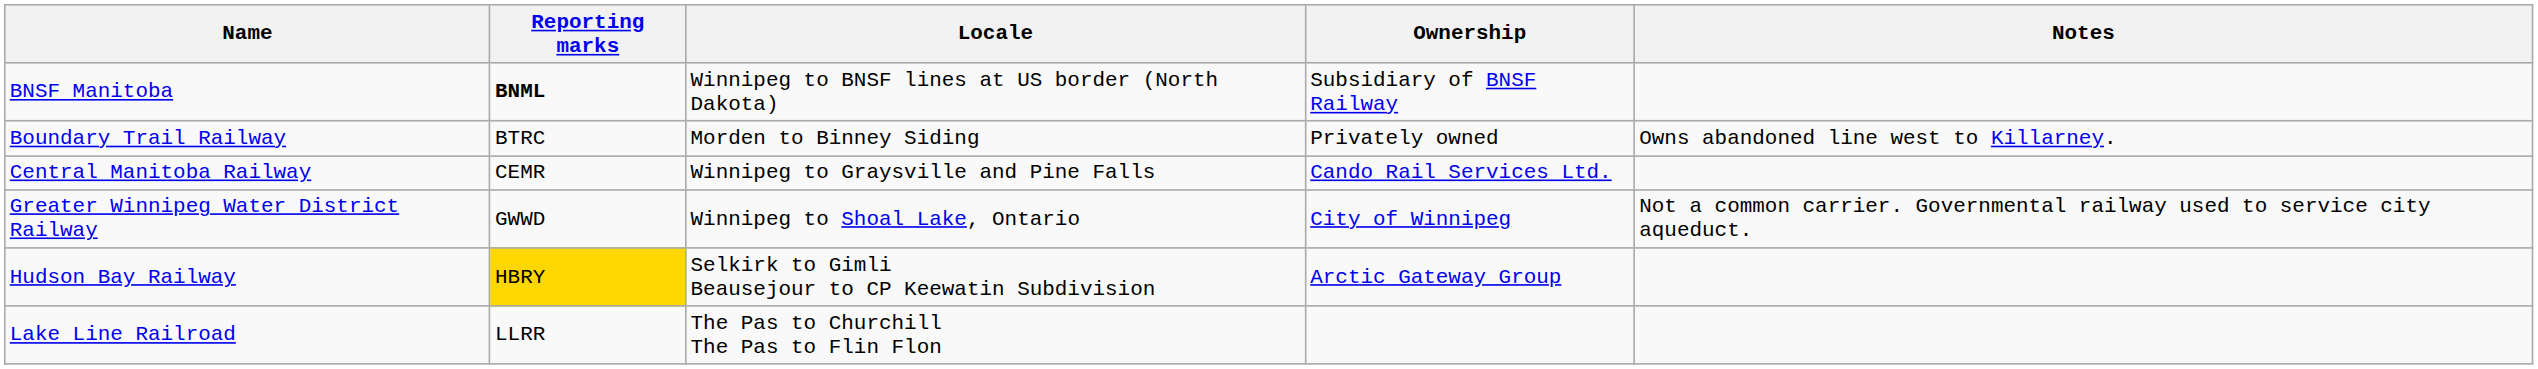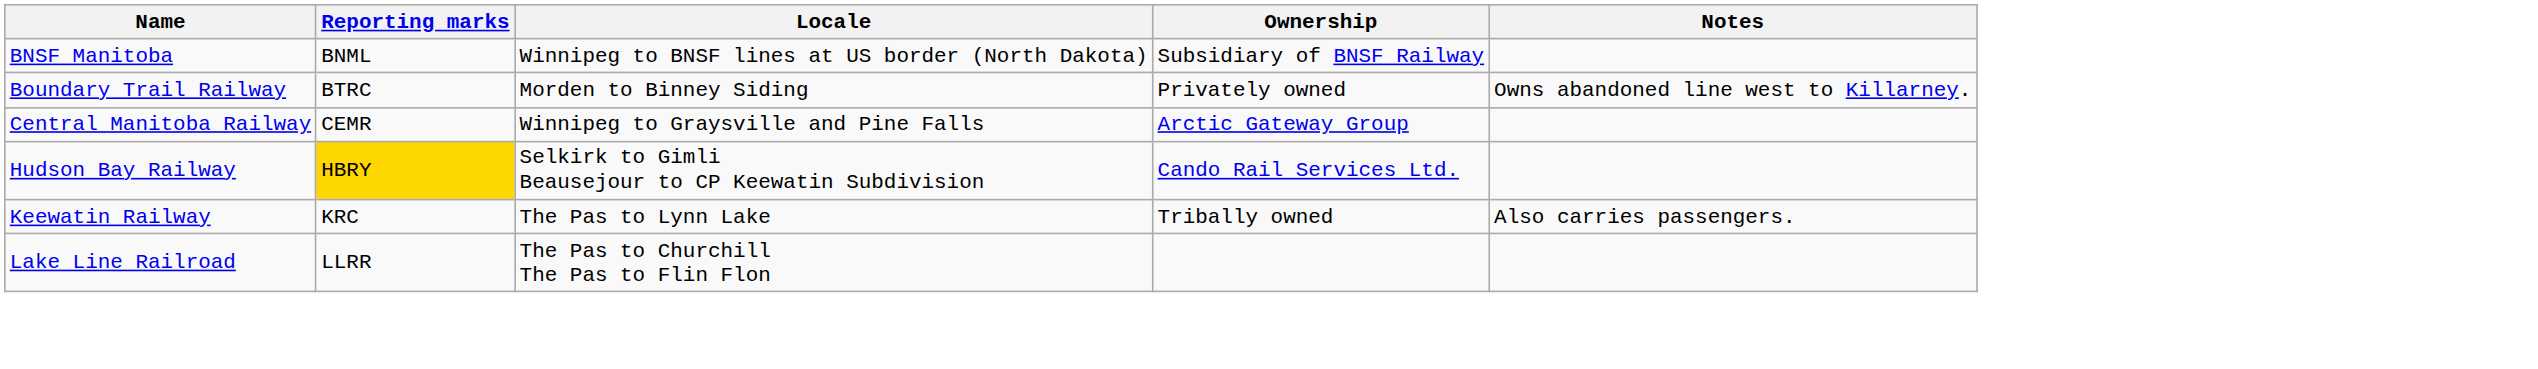(520, 92) bold -> (346, 56) normal
(1461, 172) Cando Rail Services Ltd. -> (1283, 124) Arctic Gateway Group
- row: (204, 219)
(1436, 277) Arctic Gateway Group -> (1308, 170) Cando Rail Services Ltd.
+ row: (110, 217)
